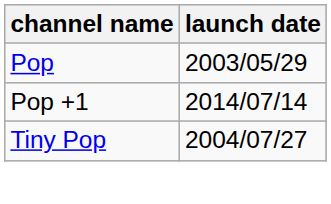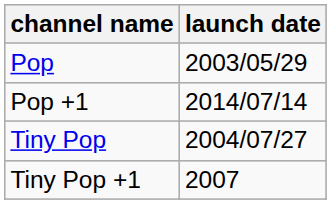+ row: (76, 179)
